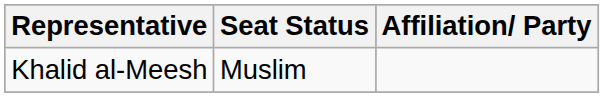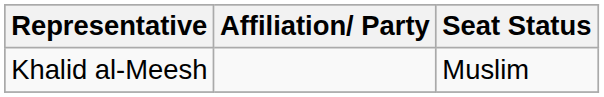columns swapped: (486, 26) <-> (294, 26)
